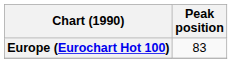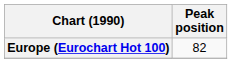(200, 48) 83 -> (200, 48) 82
